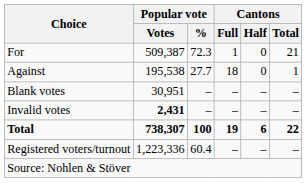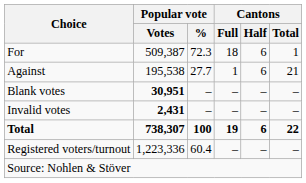(235, 52) 1 -> (232, 52) 18
(264, 52) 0 -> (264, 52) 6
(293, 52) 21 -> (296, 52) 1
(232, 71) 18 -> (235, 71) 1
(264, 71) 0 -> (264, 71) 6
(296, 71) 1 -> (293, 71) 21
(168, 91) normal -> (168, 91) bold
